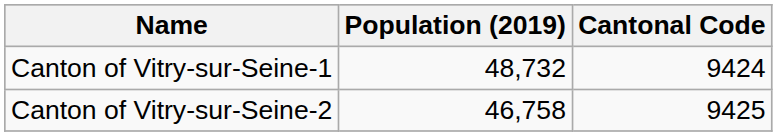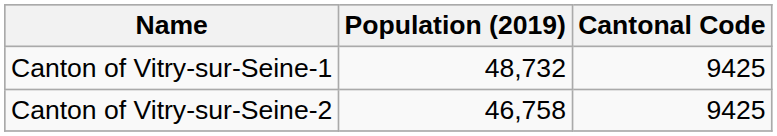(736, 67) 9424 -> (736, 67) 9425
